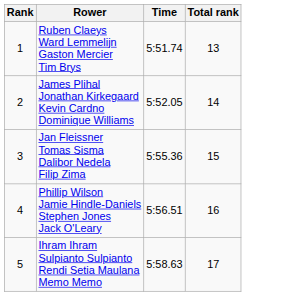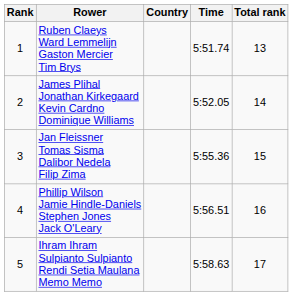+ column: (167, 13)
